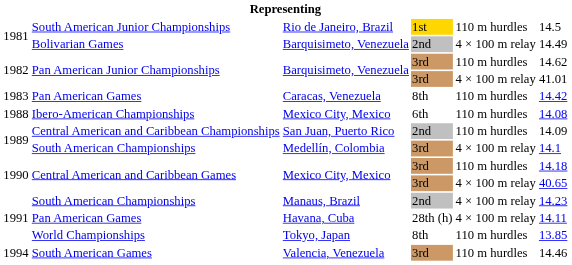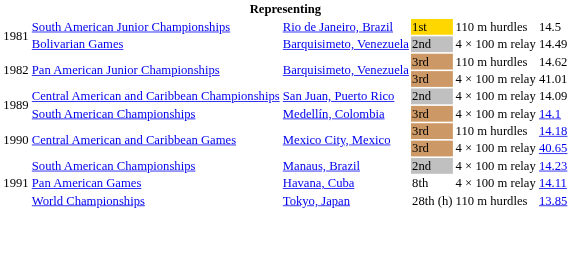- row: (87, 96)
- row: (113, 113)
(492, 131) 110 m hurdles -> (496, 96) 4 × 100 m relay
(432, 218) 28th (h) -> (420, 183) 8th
(420, 235) 8th -> (432, 200) 28th (h)
- row: (92, 252)
